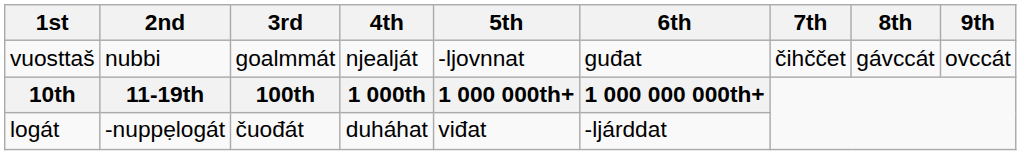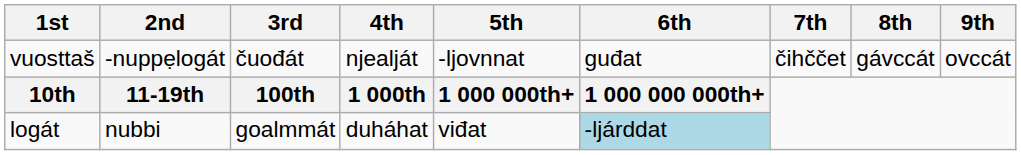(133, 58) nubbi -> (165, 58) -nuppẹlogát
(285, 58) goalmmát -> (270, 58) čuođát
(165, 130) -nuppẹlogát -> (133, 130) nubbi
(270, 130) čuođát -> (285, 130) goalmmát
(626, 130) no background -> (626, 130) lightblue background
